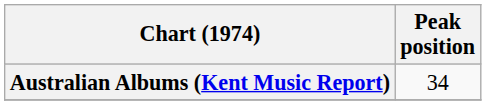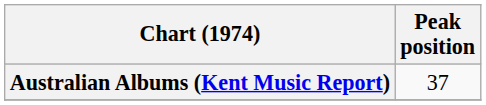(438, 81) 34 -> (438, 81) 37
